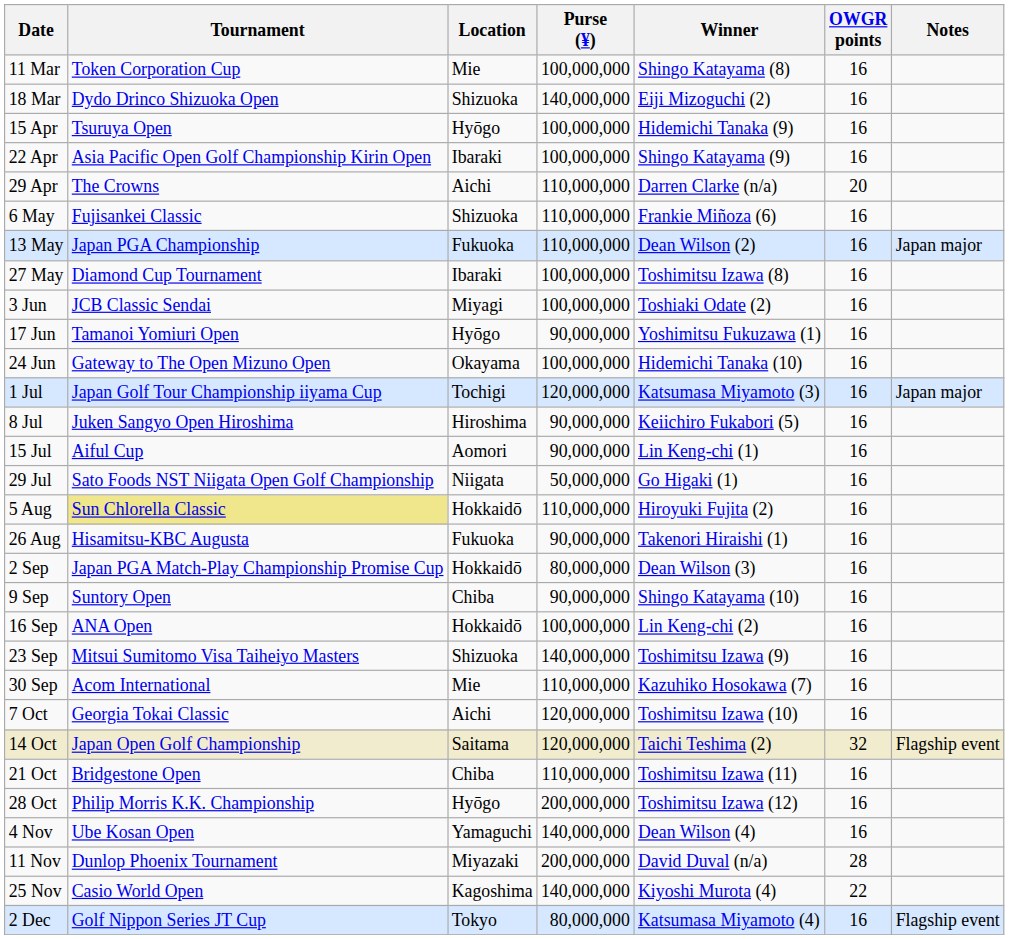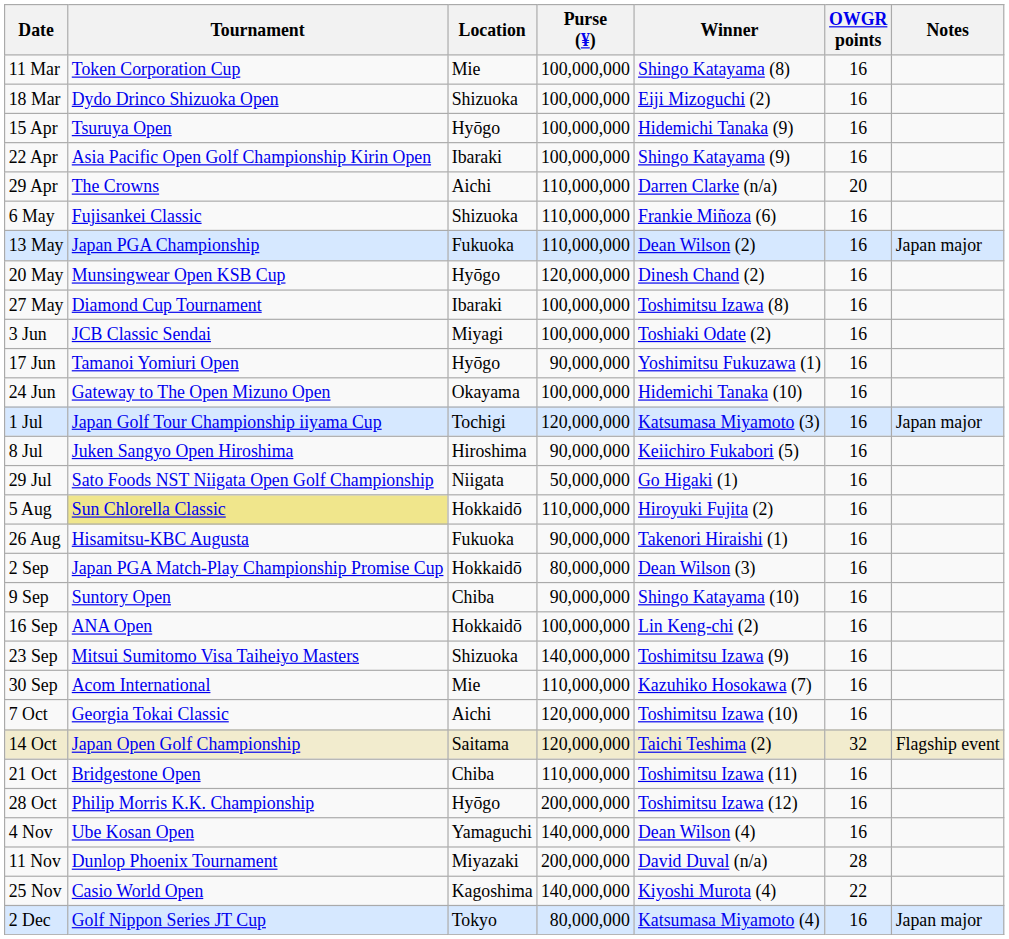(585, 99) 140,000,000 -> (585, 99) 100,000,000
+ row: (36, 274)
- row: (30, 450)
(948, 920) Flagship event -> (939, 920) Japan major
